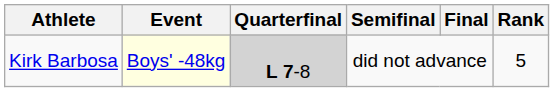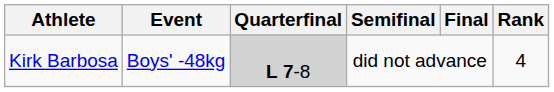(176, 61) lightyellow background -> (176, 61) no background
(521, 61) 5 -> (521, 61) 4
